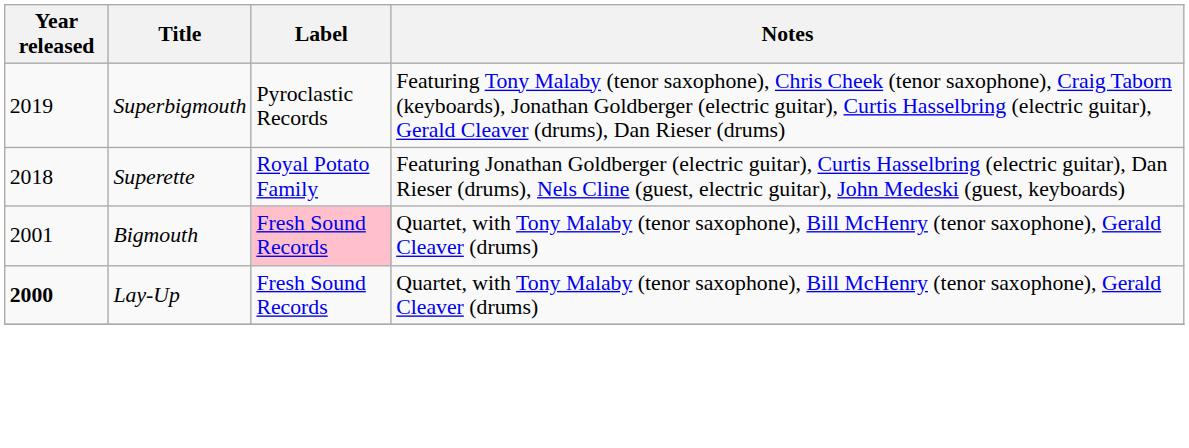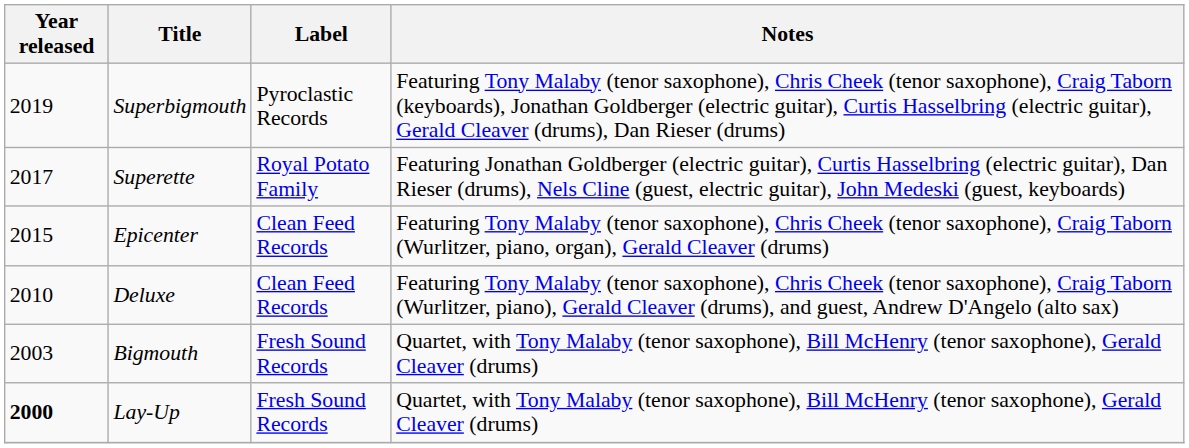(31, 176) 2018 -> (31, 176) 2017
+ row: (156, 235)
+ row: (144, 294)
(31, 235) 2001 -> (31, 353) 2003
(311, 235) pink background -> (311, 353) no background
